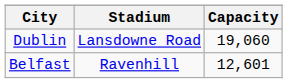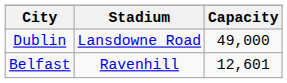(243, 41) 19,060 -> (243, 41) 49,000
